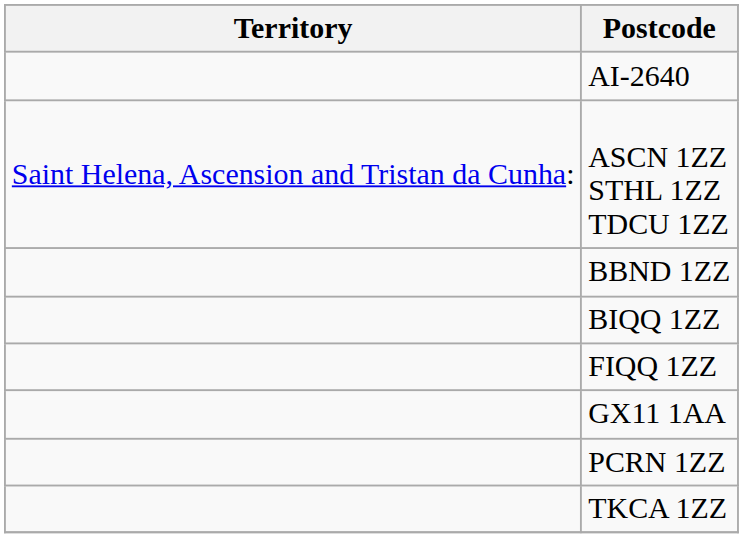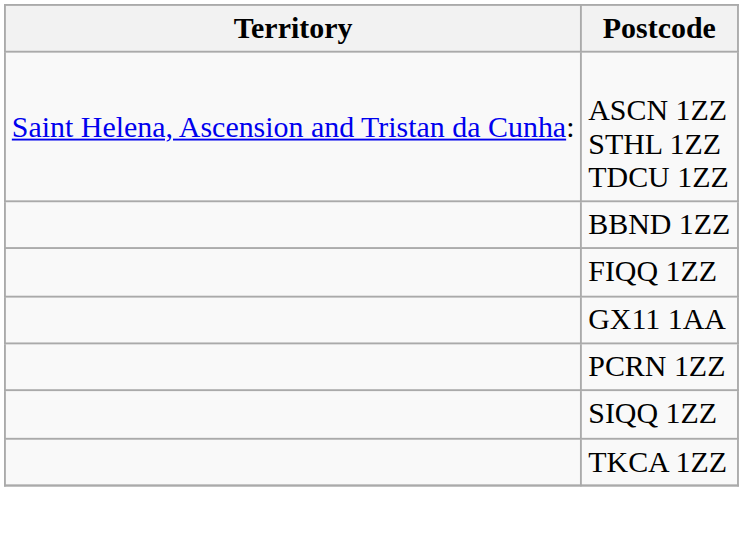- row: (639, 75)
- row: (654, 319)
+ row: (653, 413)
